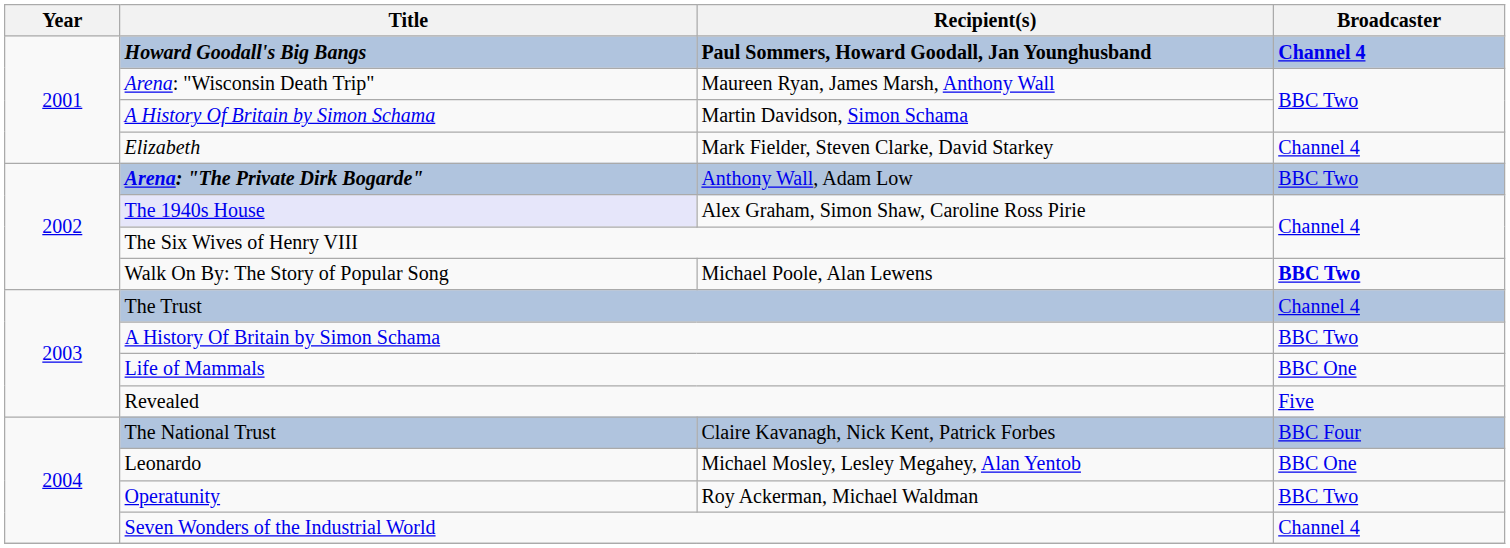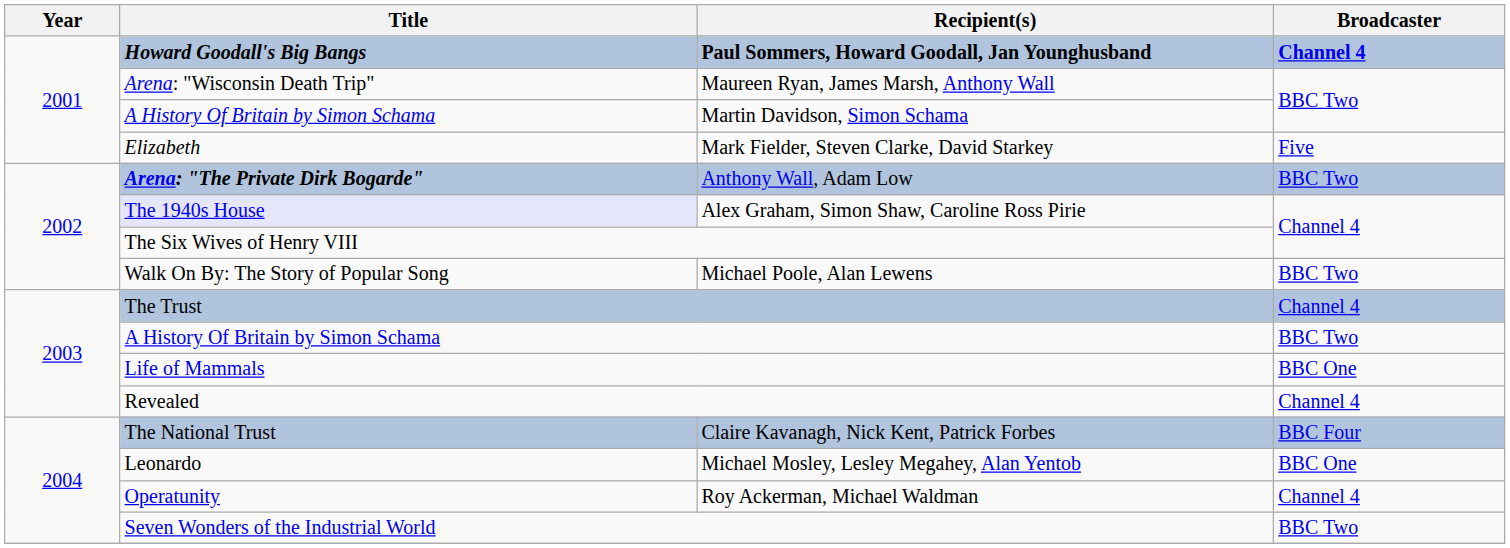(1319, 147) Channel 4 -> (1296, 147) Five
(1319, 274) bold -> (1318, 274) normal
(1296, 400) Five -> (1319, 400) Channel 4
(1318, 496) BBC Two -> (1319, 496) Channel 4
(1319, 527) Channel 4 -> (1318, 527) BBC Two
